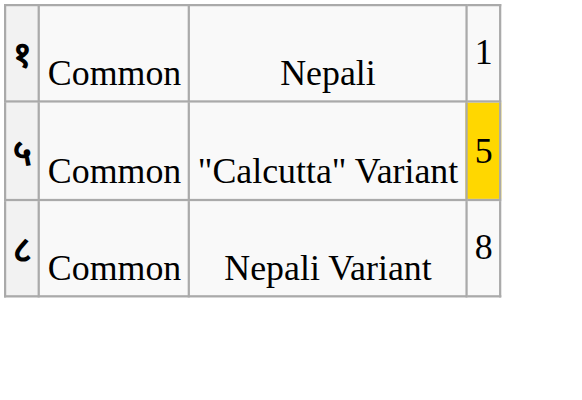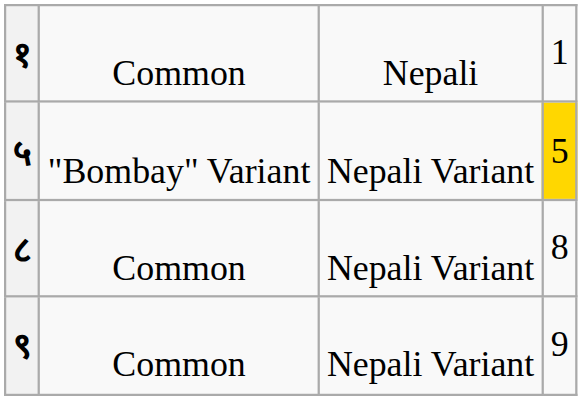(115, 170) Common -> (179, 170) "Bombay" Variant
(328, 170) "Calcutta" Variant -> (431, 170) Nepali Variant
+ row: (22, 346)
